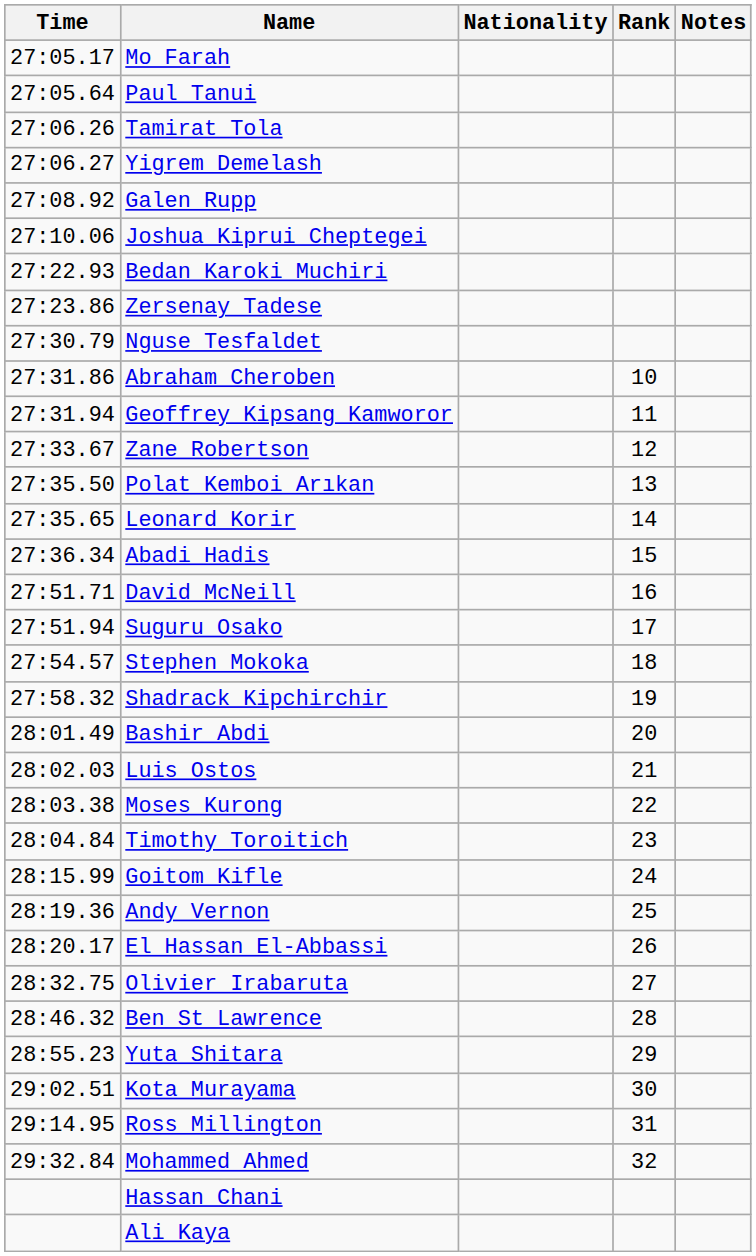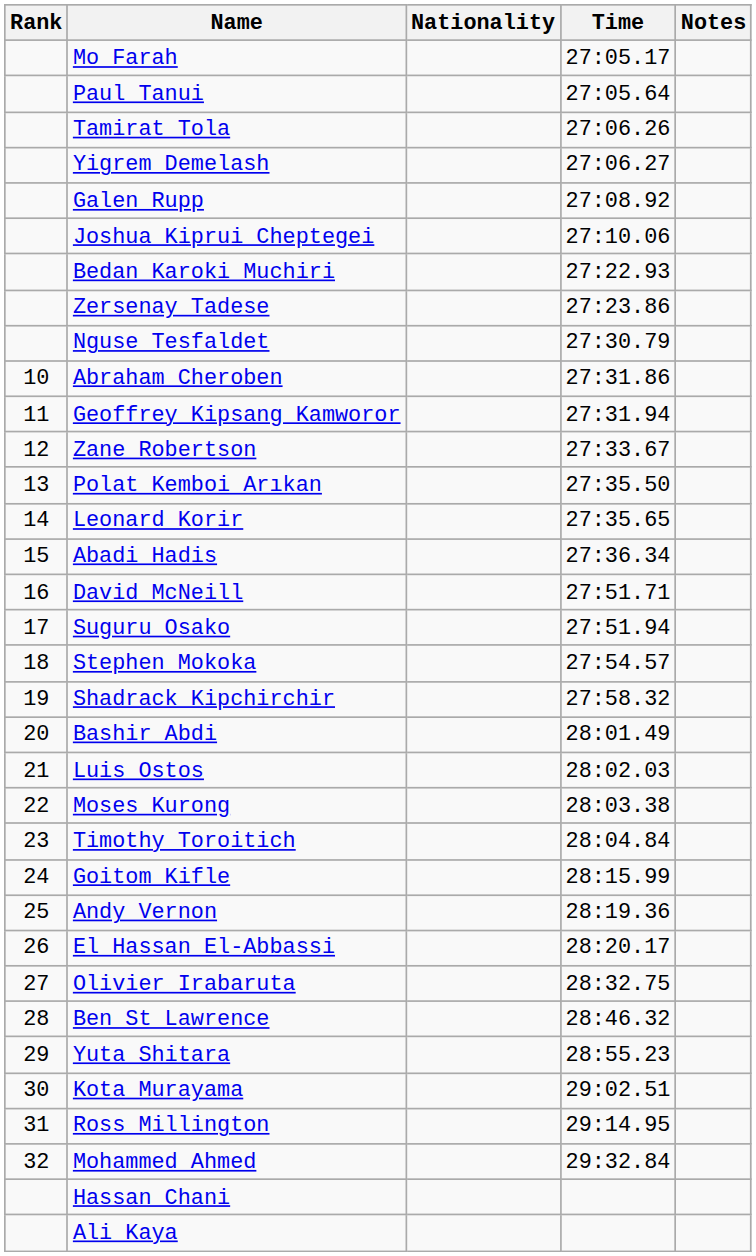columns swapped: (644, 23) <-> (62, 23)
